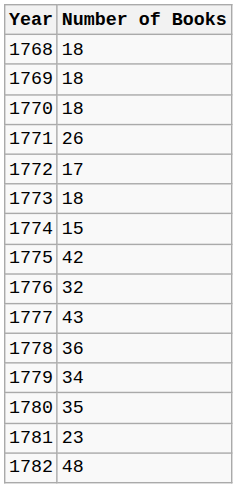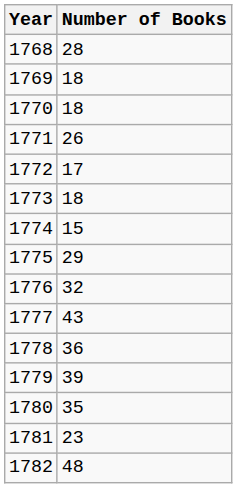(73, 50) 18 -> (73, 50) 28
(73, 259) 42 -> (73, 259) 29
(73, 378) 34 -> (73, 378) 39
